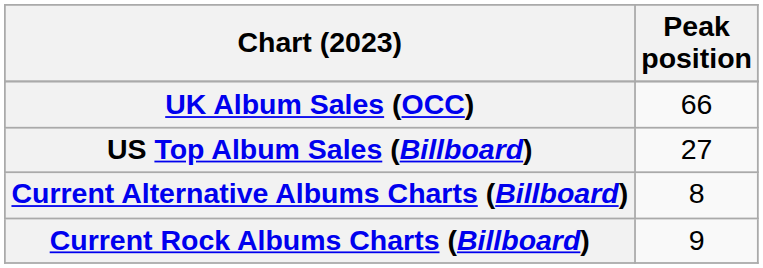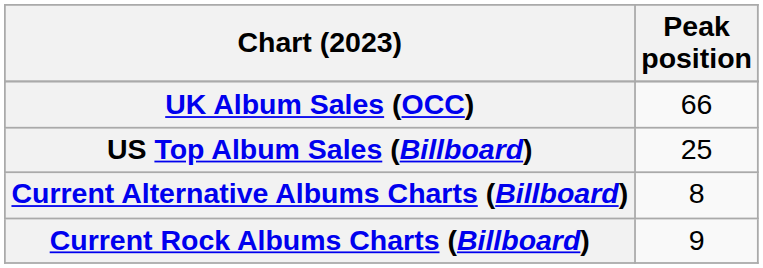(697, 149) 27 -> (697, 149) 25
